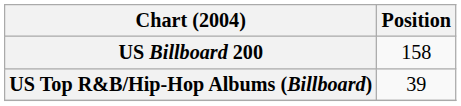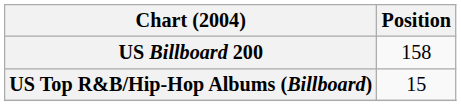(416, 84) 39 -> (416, 84) 15
